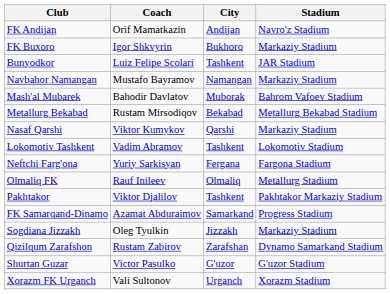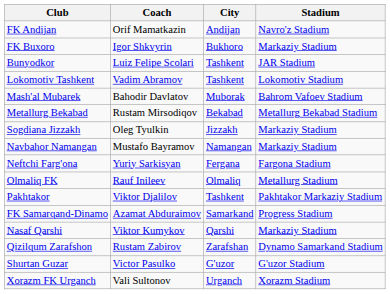rows swapped: (50, 146) <-> (52, 79)
rows swapped: (34, 130) <-> (44, 230)
